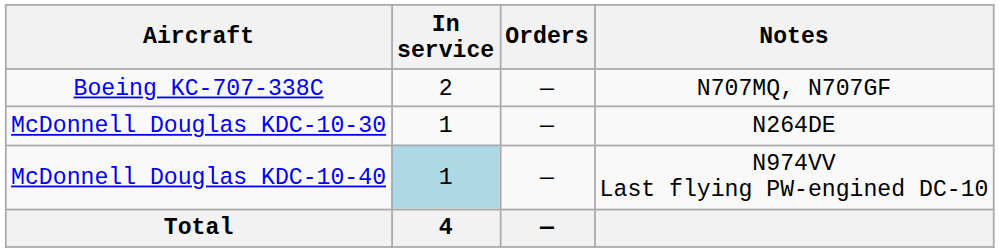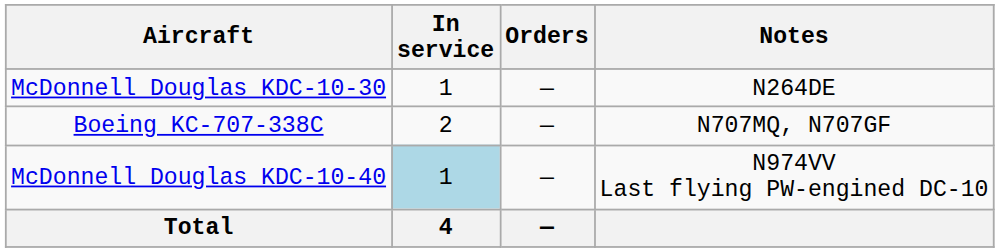rows swapped: (199, 88) <-> (199, 126)
